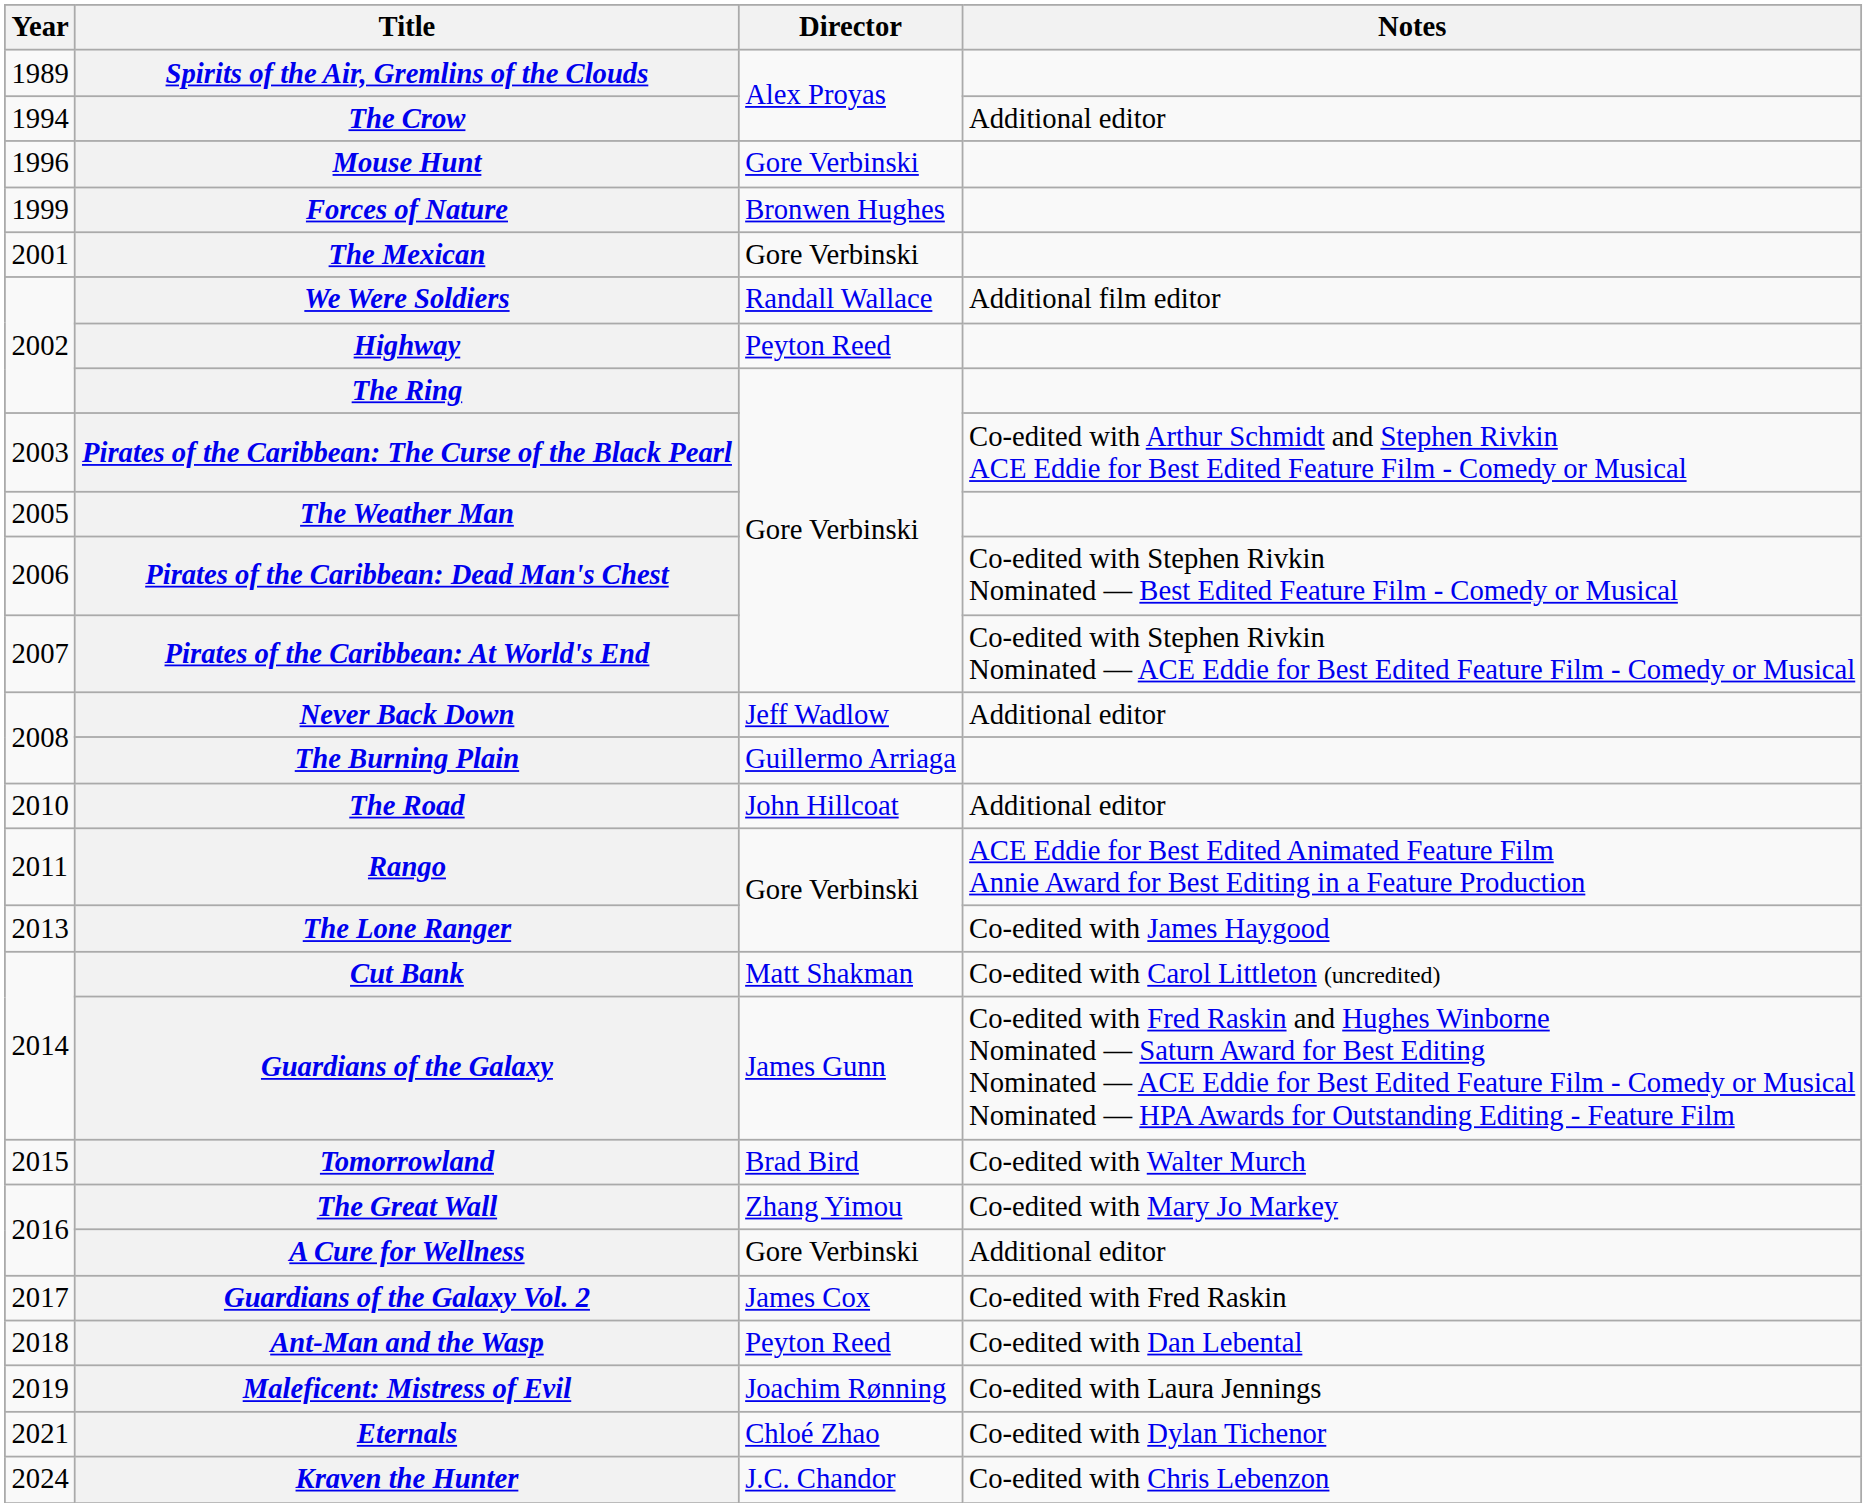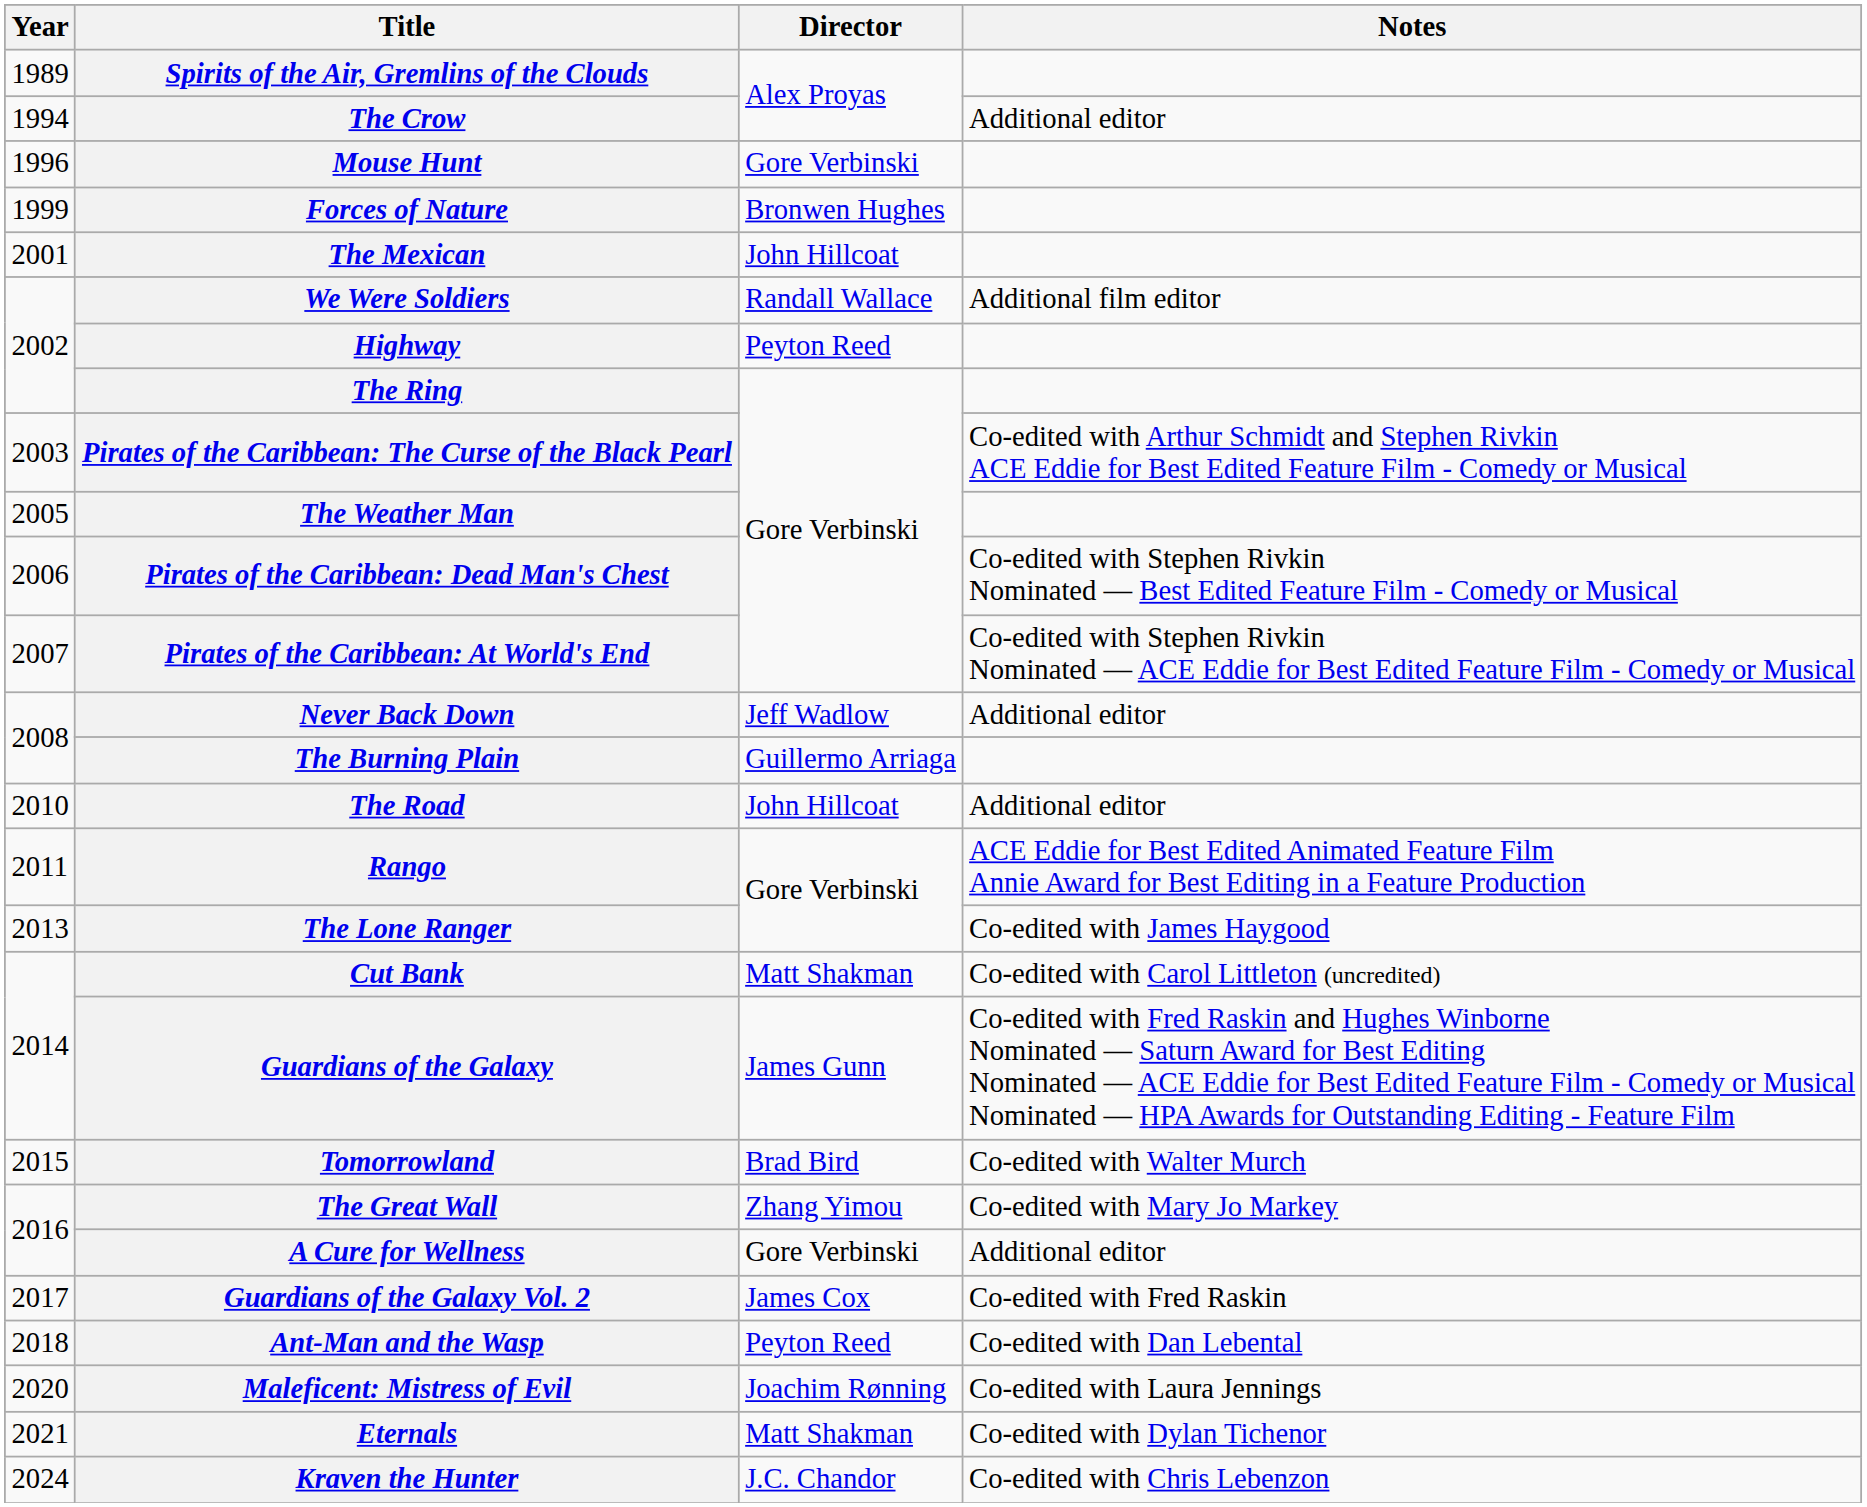(832, 254) Gore Verbinski -> (822, 254) John Hillcoat
(40, 1388) 2019 -> (40, 1388) 2020
(812, 1433) Chloé Zhao -> (829, 1433) Matt Shakman
